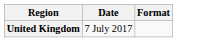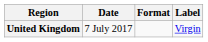+ column: (188, 12)
